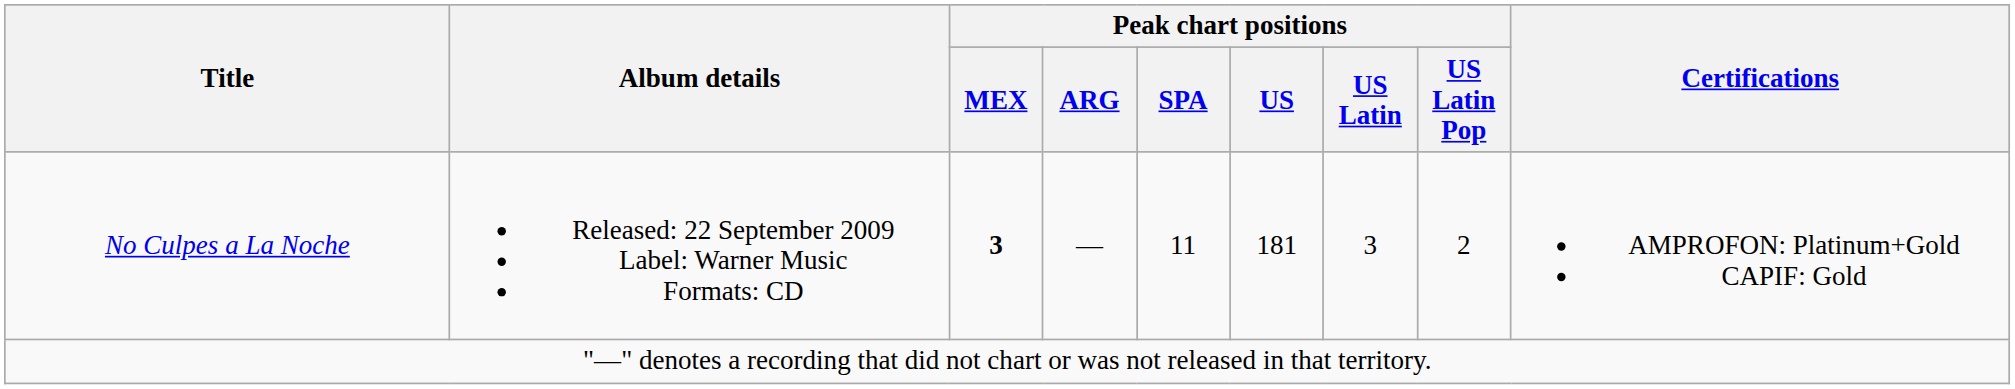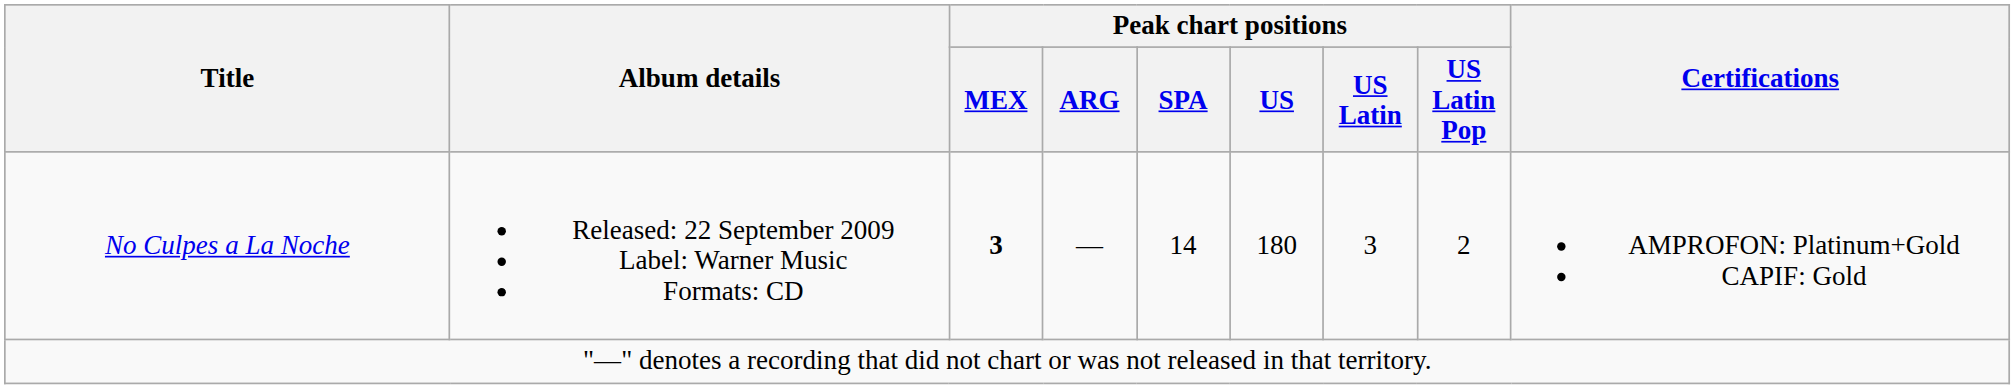(1183, 245) 11 -> (1183, 245) 14
(1277, 245) 181 -> (1277, 245) 180
